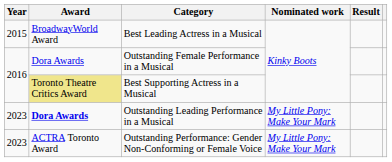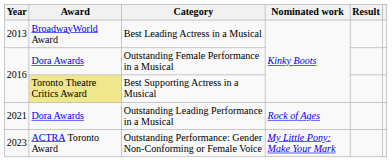(17, 34) 2015 -> (17, 34) 2013
(17, 116) 2023 -> (17, 116) 2021
(60, 116) bold -> (58, 116) normal
(302, 116) My Little Pony: Make Your Mark -> (294, 116) Rock of Ages
